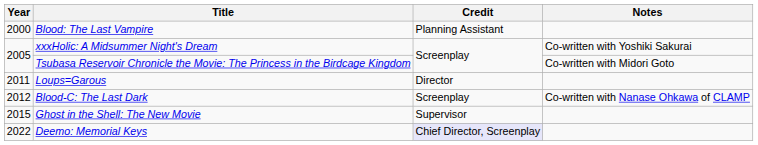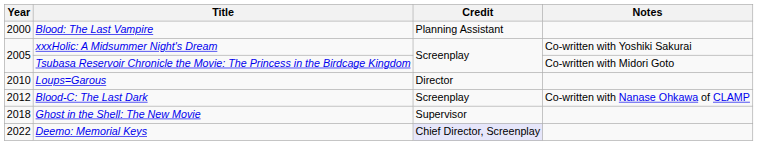(18, 81) 2011 -> (19, 81) 2010
(19, 115) 2015 -> (19, 115) 2018
